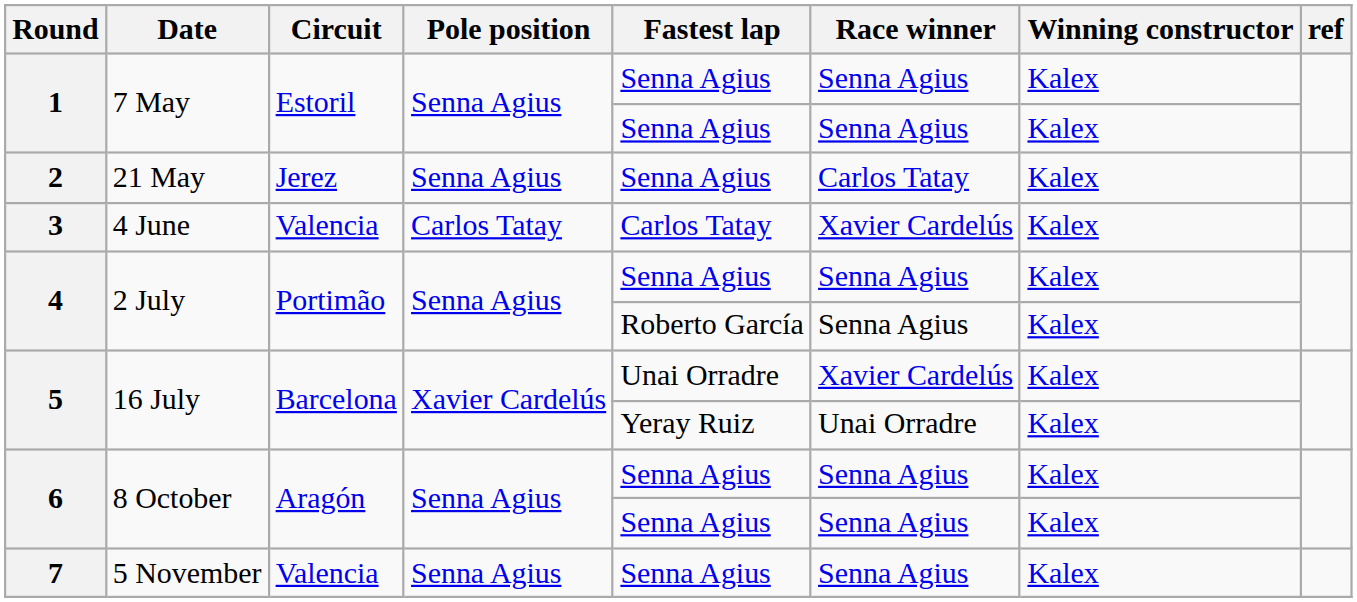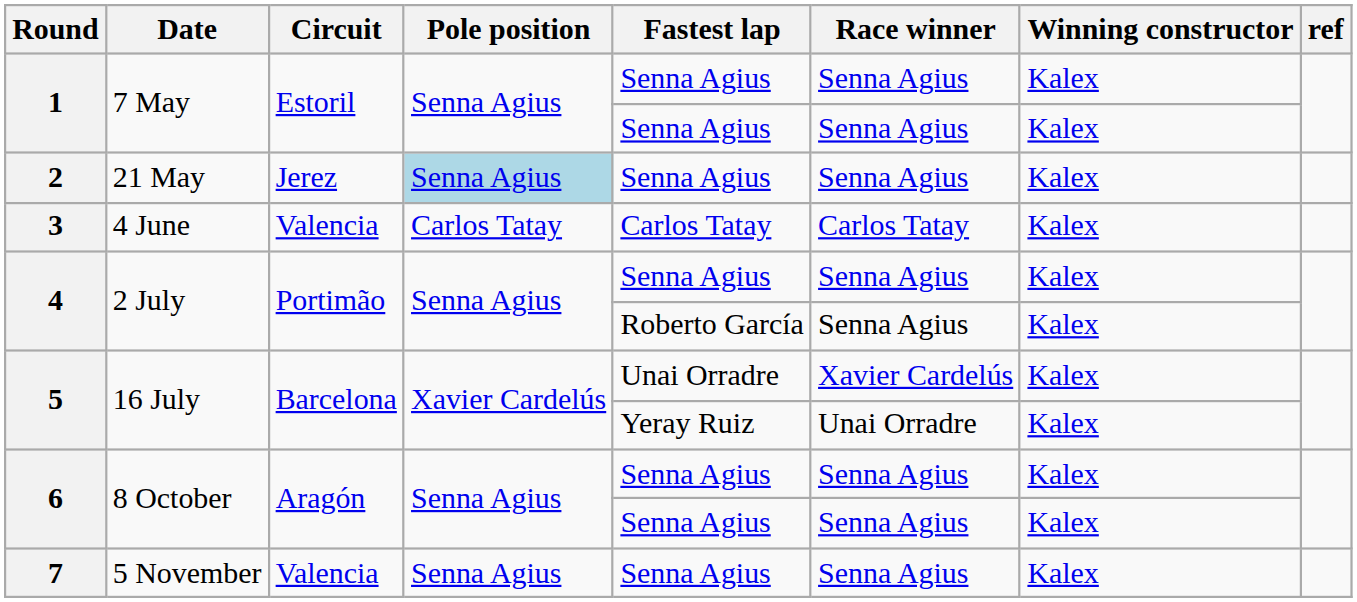(486, 176) no background -> (486, 176) lightblue background
(894, 176) Carlos Tatay -> (893, 176) Senna Agius
(916, 226) Xavier Cardelús -> (894, 226) Carlos Tatay
